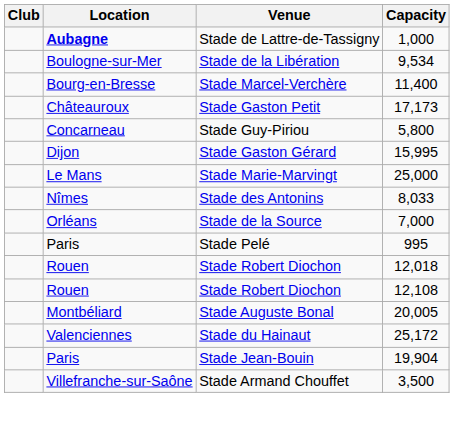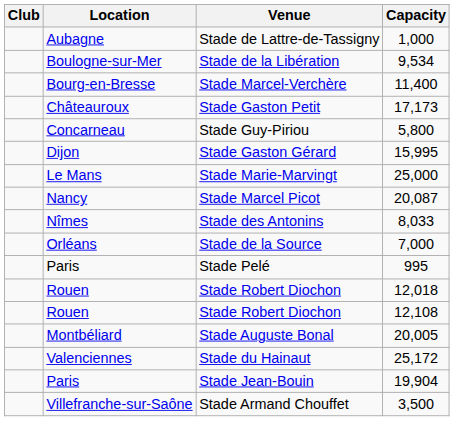(77, 38) bold -> (75, 38) normal
+ row: (260, 198)
